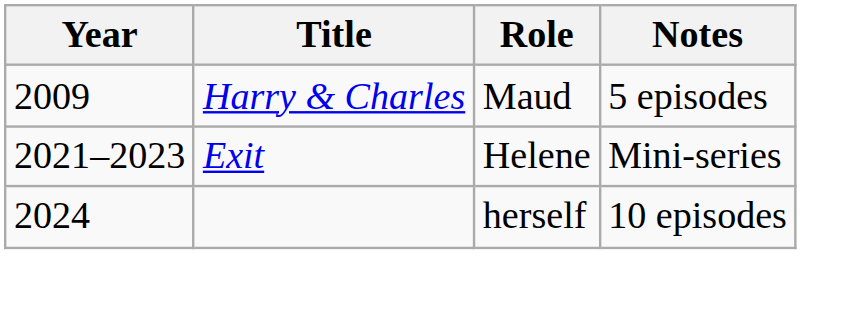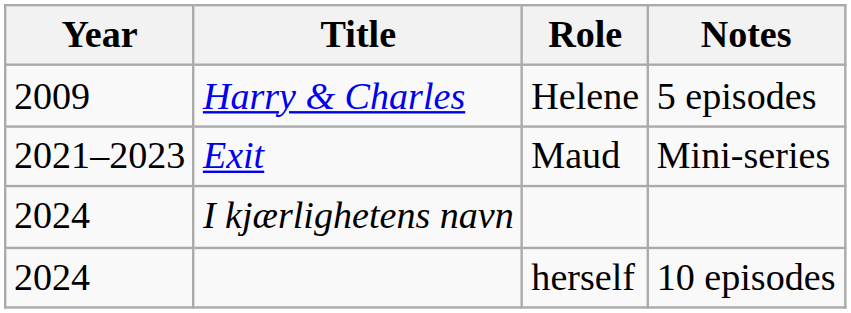(527, 95) Maud -> (585, 95) Helene
(537, 155) Helene -> (576, 155) Maud
+ row: (358, 215)
